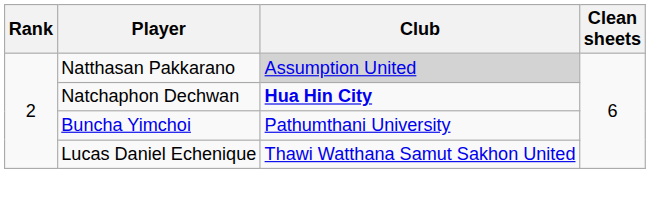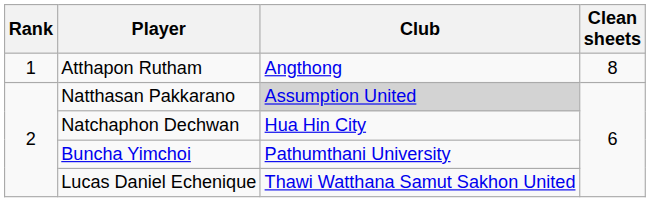+ row: (132, 67)
(318, 96) bold -> (315, 125) normal
